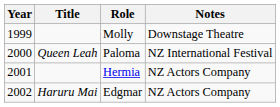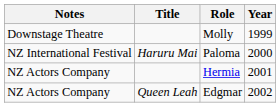columns swapped: (20, 14) <-> (210, 14)
(67, 53) Queen Leah -> (167, 53) Haruru Mai
(67, 92) Haruru Mai -> (167, 92) Queen Leah
